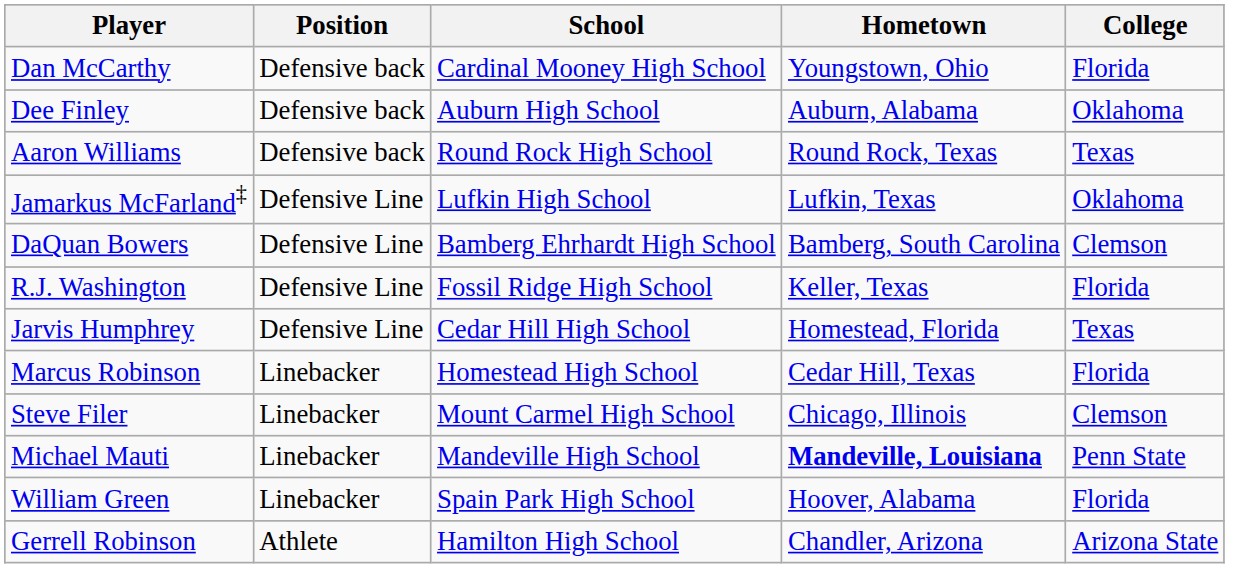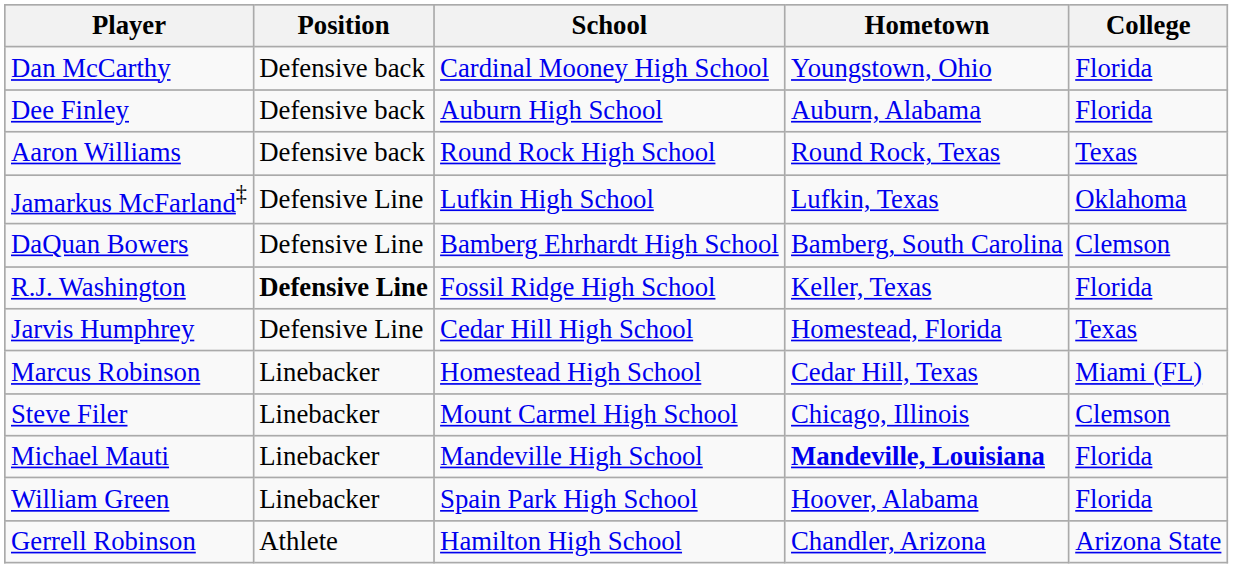(1128, 110) Oklahoma -> (1114, 110) Florida
(341, 287) normal -> (344, 287) bold
(1111, 371) Florida -> (1139, 371) Miami (FL)
(1129, 456) Penn State -> (1114, 456) Florida
